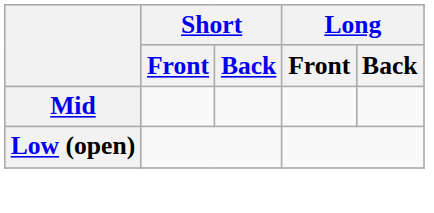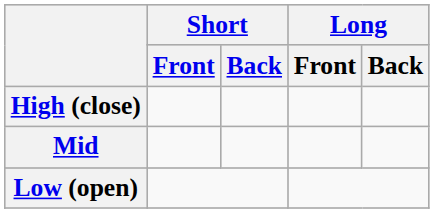+ row: (76, 106)
